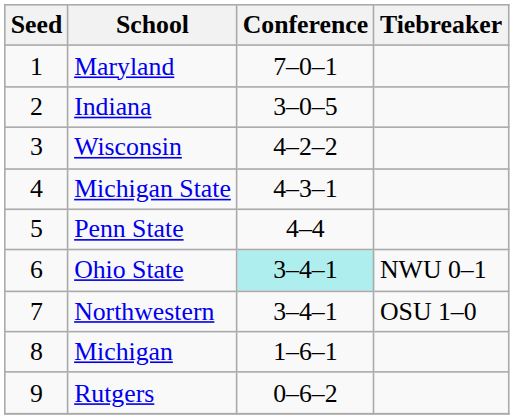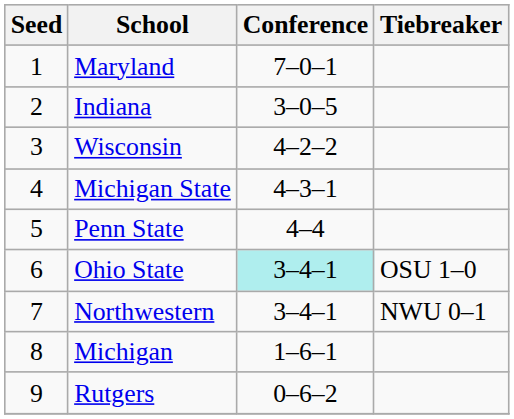(433, 270) NWU 0–1 -> (428, 270) OSU 1–0
(428, 310) OSU 1–0 -> (433, 310) NWU 0–1
